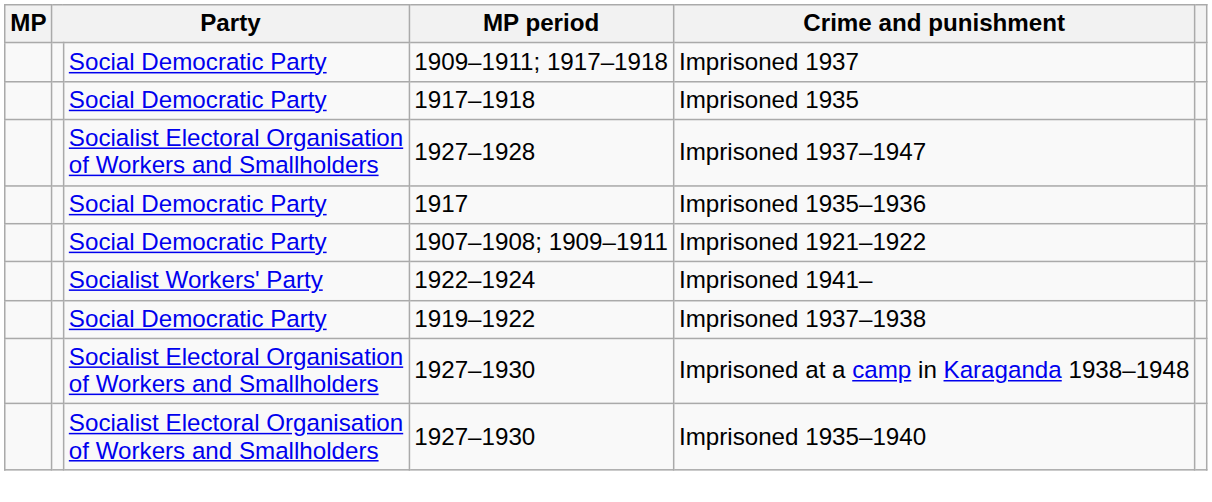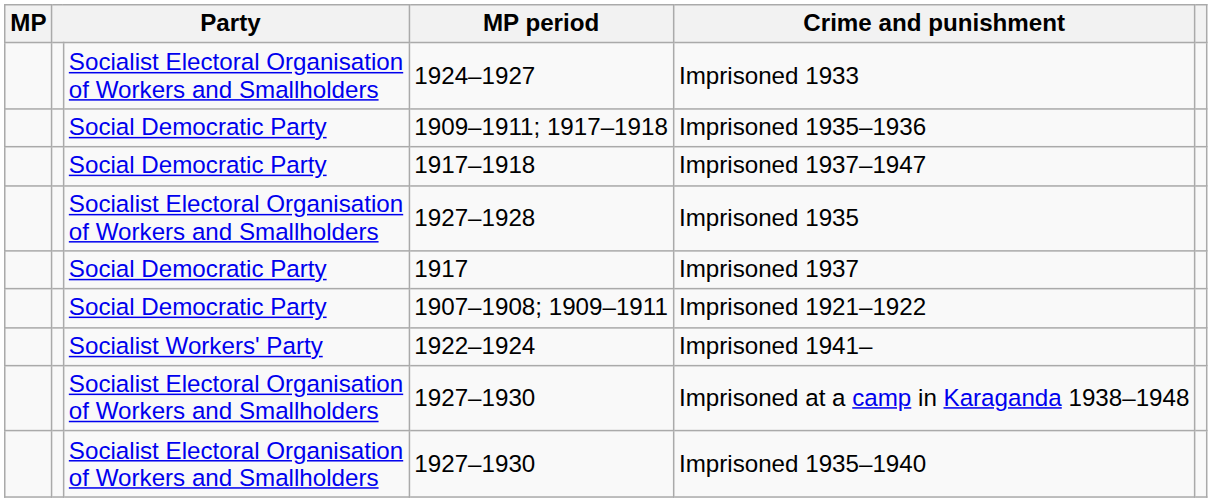+ row: (236, 75)
(769, 61) Imprisoned 1937 -> (803, 127) Imprisoned 1935–1936
(769, 100) Imprisoned 1935 -> (803, 165) Imprisoned 1937–1947
(803, 152) Imprisoned 1937–1947 -> (769, 217) Imprisoned 1935
(803, 204) Imprisoned 1935–1936 -> (769, 269) Imprisoned 1937
- row: (198, 319)
